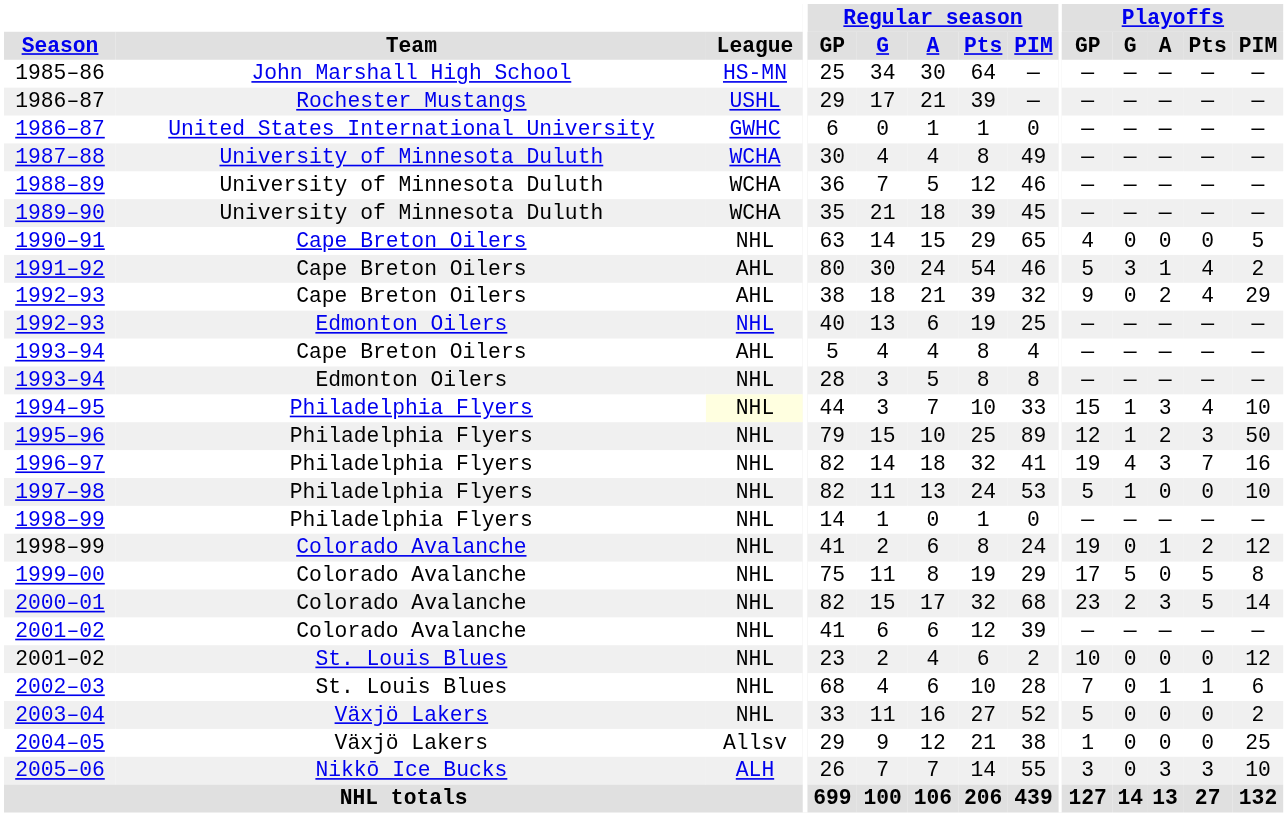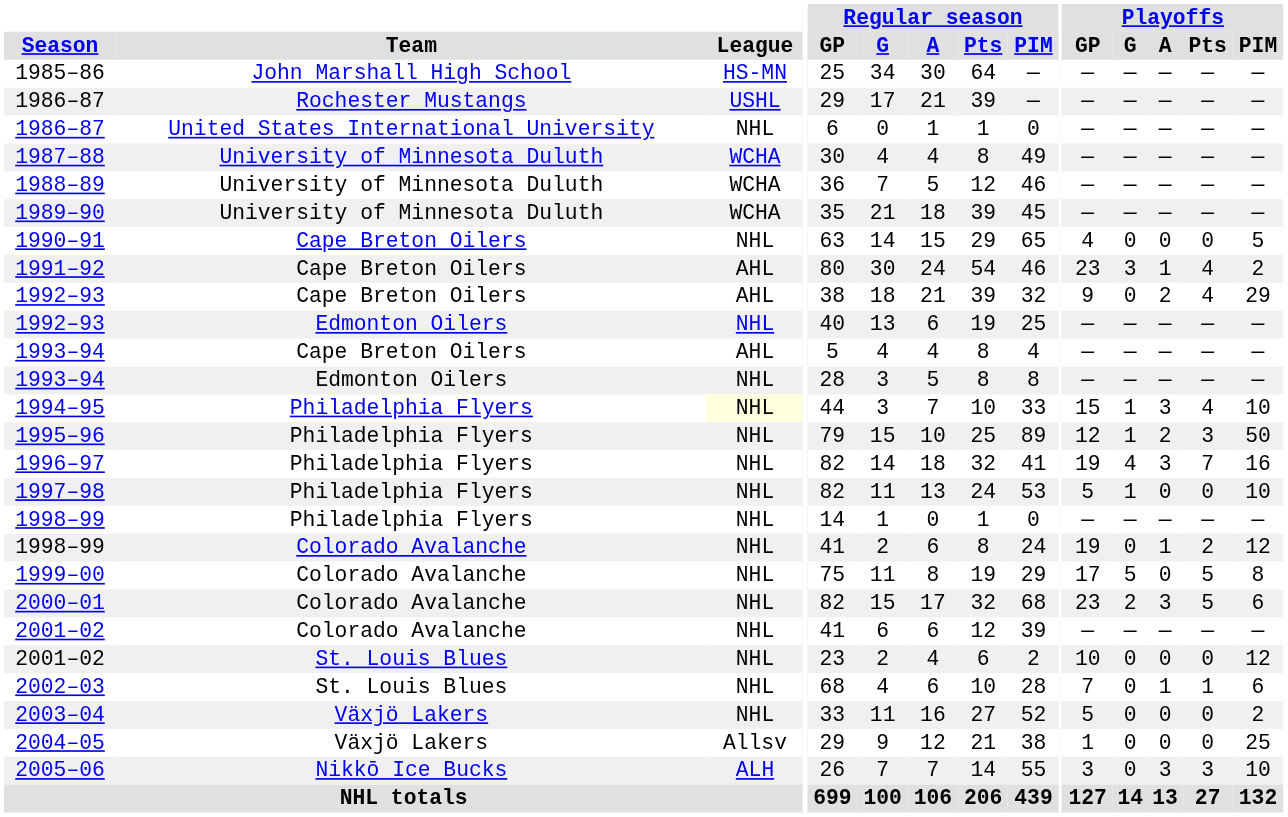(755, 129) GWHC -> (755, 129) NHL
(1088, 269) 5 -> (1088, 269) 23
(1258, 603) 14 -> (1258, 603) 6
